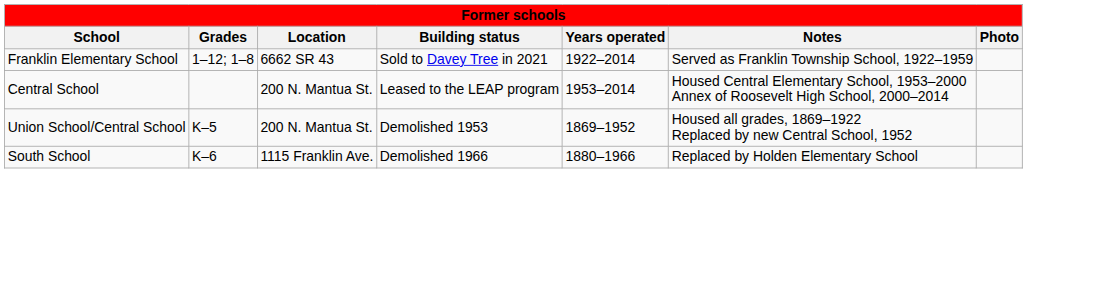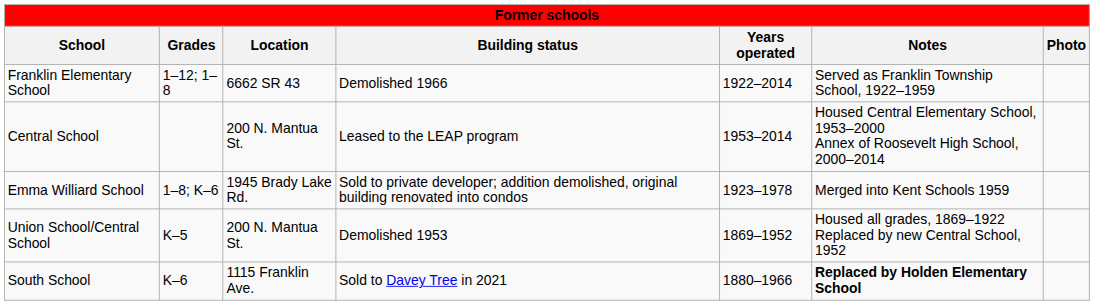(464, 59) Sold to Davey Tree in 2021 -> (393, 83) Demolished 1966
+ row: (76, 189)
(434, 157) Demolished 1966 -> (423, 281) Sold to Davey Tree in 2021
(795, 157) normal -> (921, 281) bold
